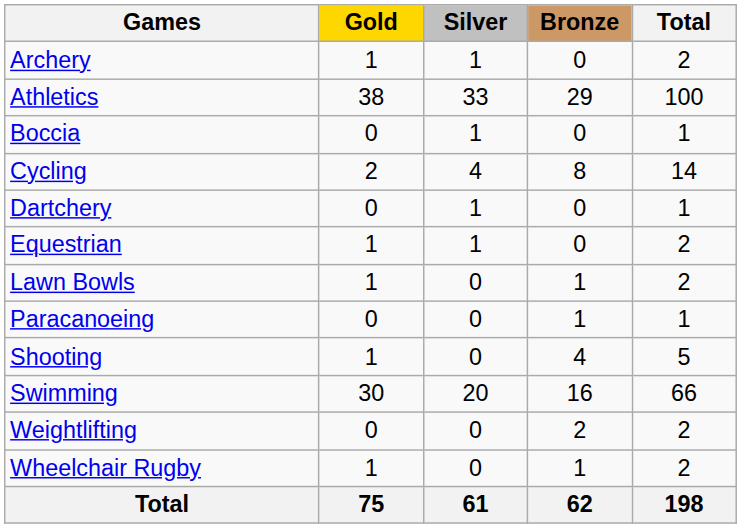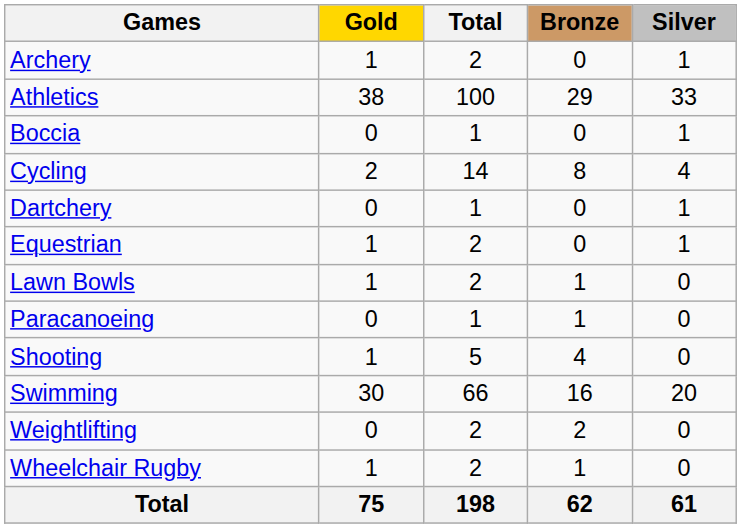columns swapped: (475, 23) <-> (684, 23)
